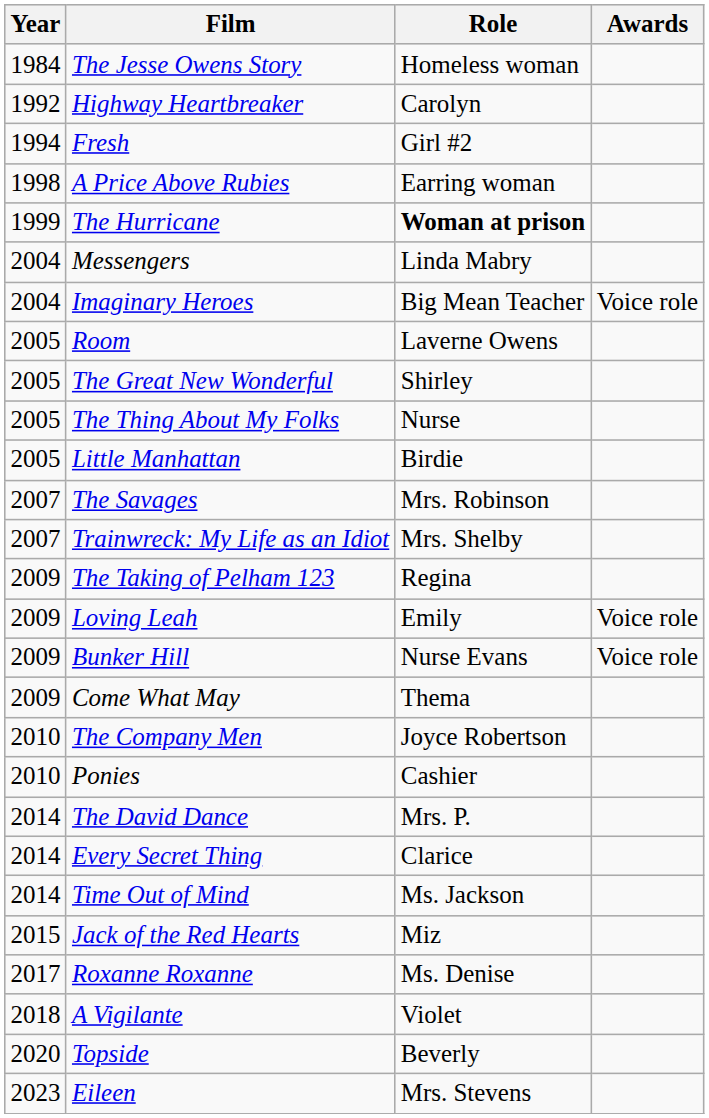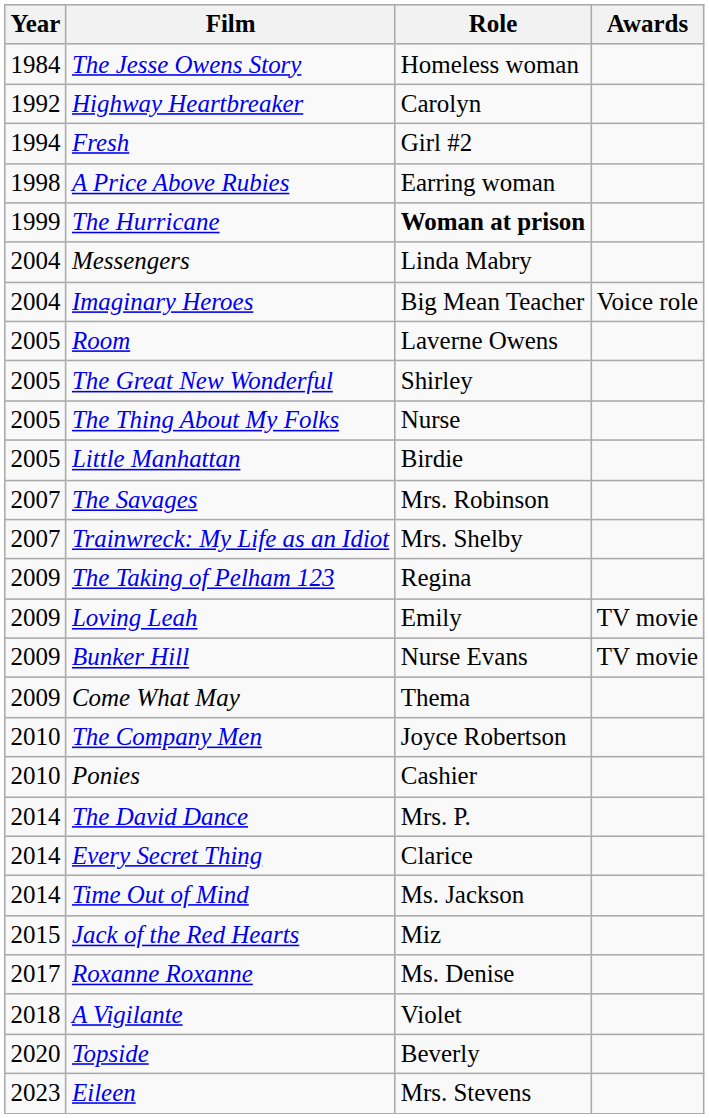(647, 618) Voice role -> (647, 618) TV movie
(647, 657) Voice role -> (647, 657) TV movie
